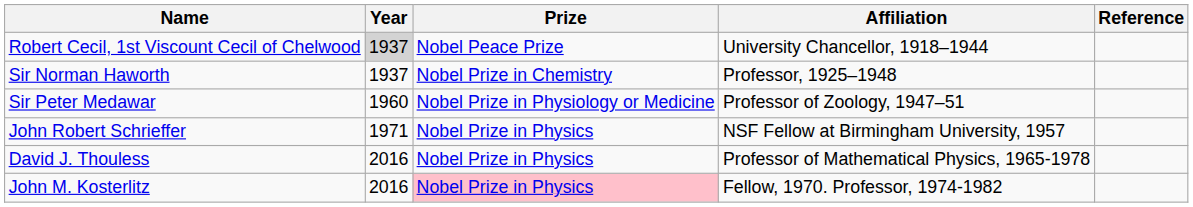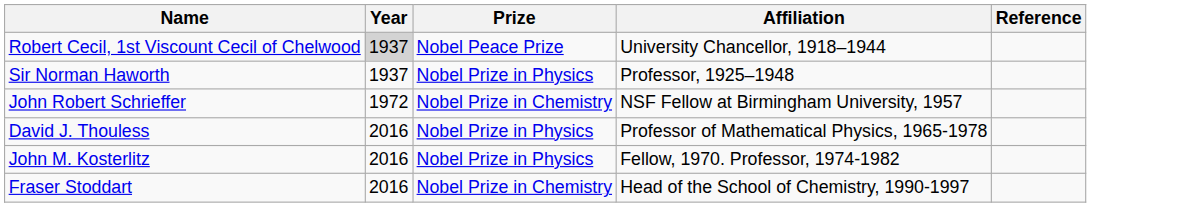(514, 74) Nobel Prize in Chemistry -> (505, 74) Nobel Prize in Physics
- row: (82, 103)
(389, 131) 1971 -> (389, 103) 1972
(505, 131) Nobel Prize in Physics -> (514, 103) Nobel Prize in Chemistry
(505, 187) pink background -> (505, 159) no background
+ row: (70, 187)
